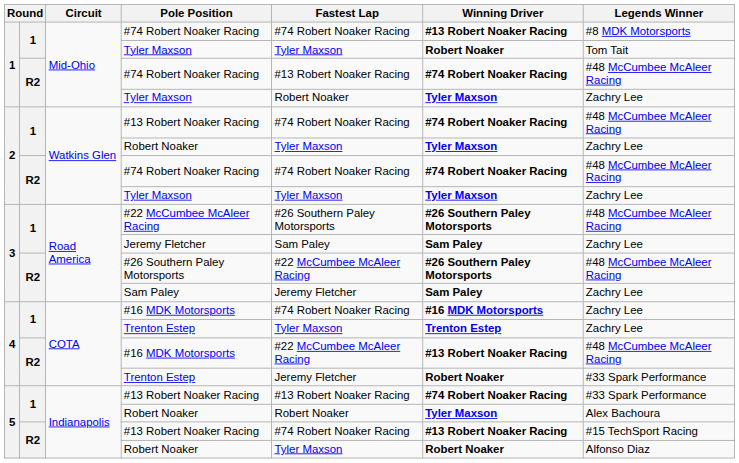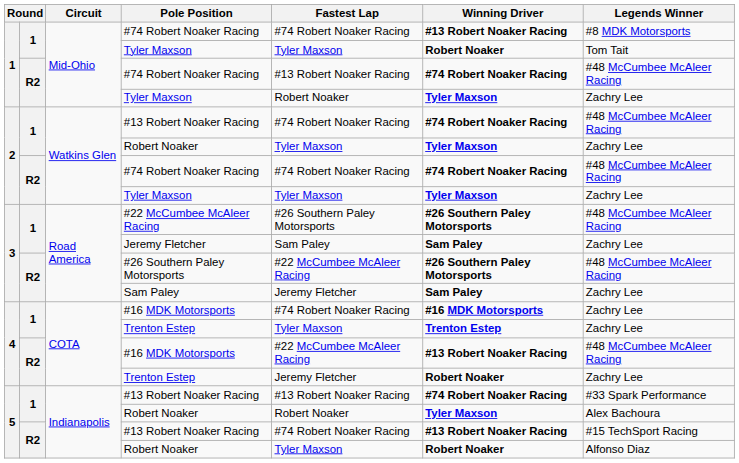(646, 377) #33 Spark Performance -> (614, 377) Zachry Lee
